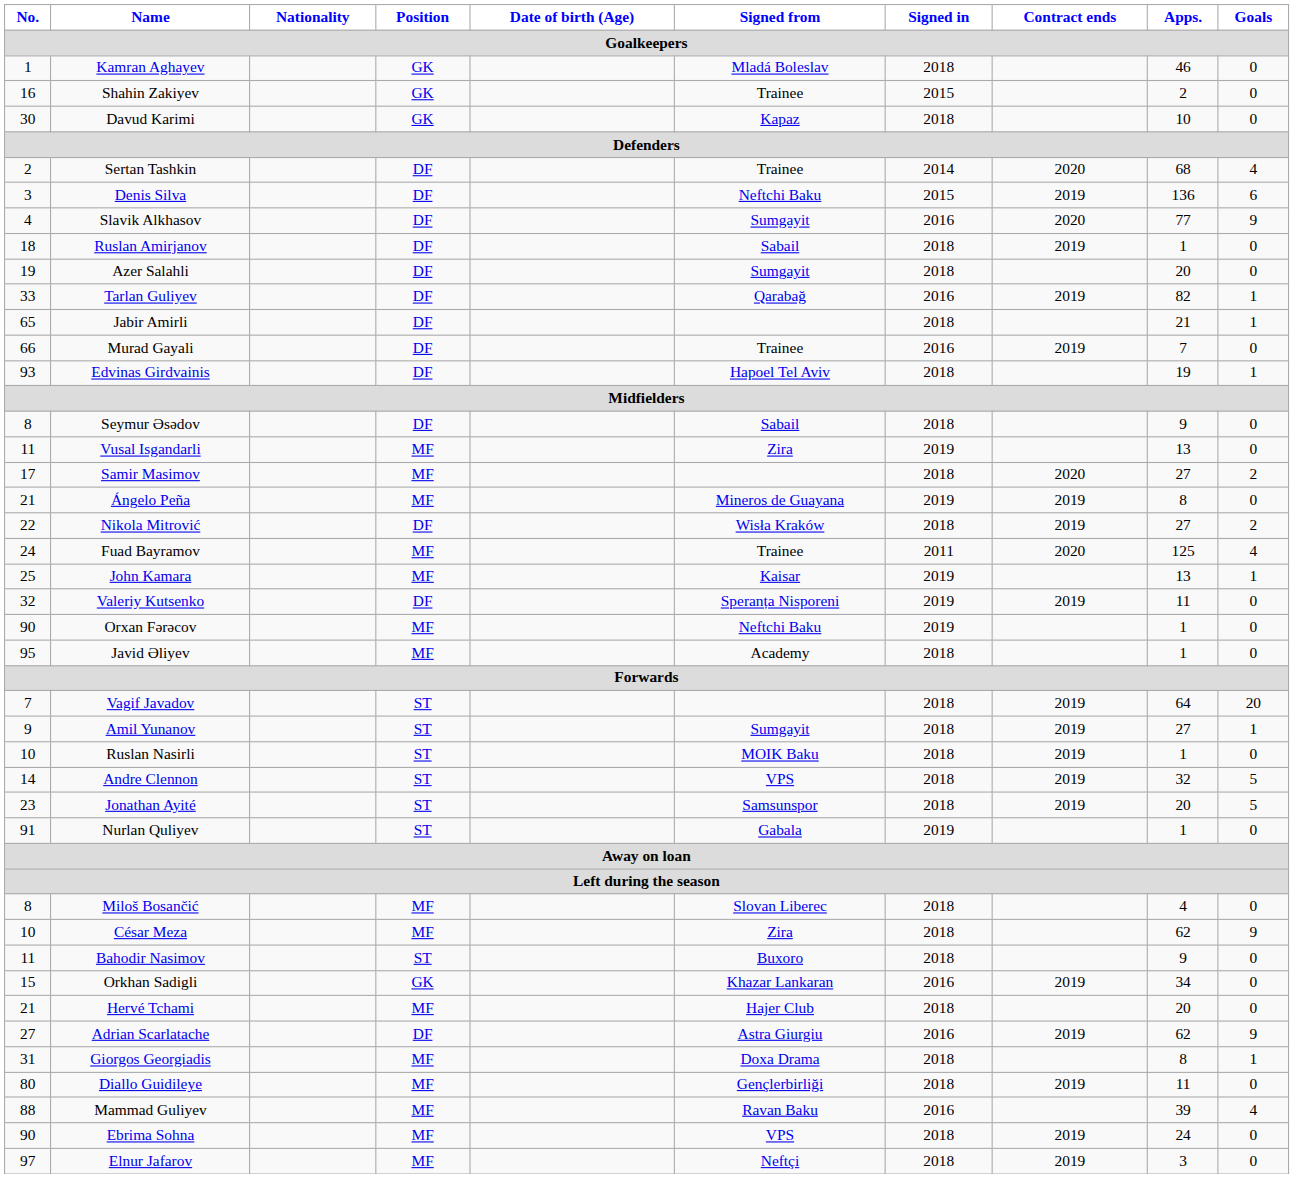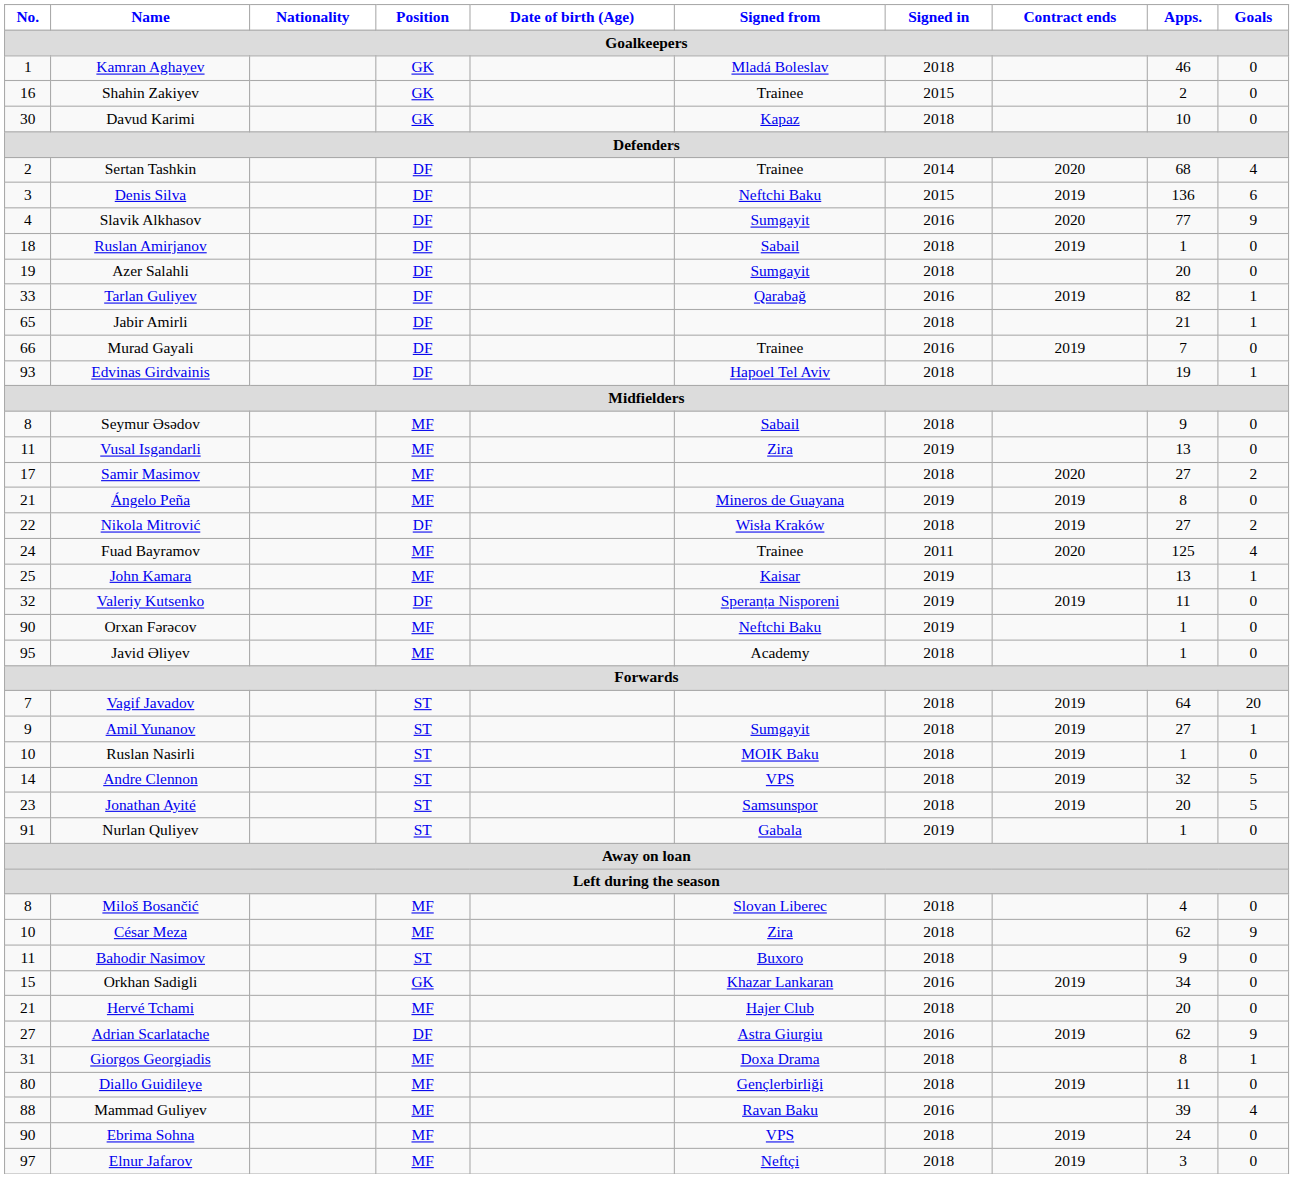(423, 424) DF -> (423, 424) MF
